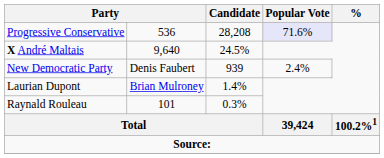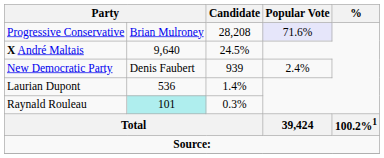(167, 31) 536 -> (167, 31) Brian Mulroney
(167, 86) Brian Mulroney -> (167, 86) 536
(167, 104) no background -> (167, 104) paleturquoise background
